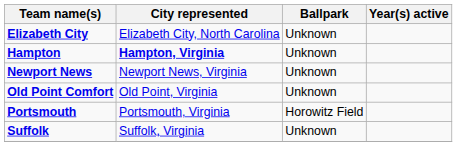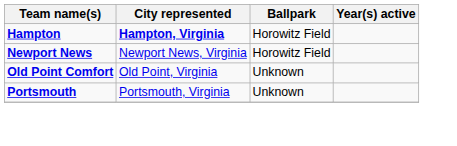- row: (48, 33)
(311, 53) Unknown -> (292, 33) Horowitz Field
(311, 72) Unknown -> (292, 53) Horowitz Field
(324, 111) Horowitz Field -> (278, 92) Unknown
- row: (28, 131)
